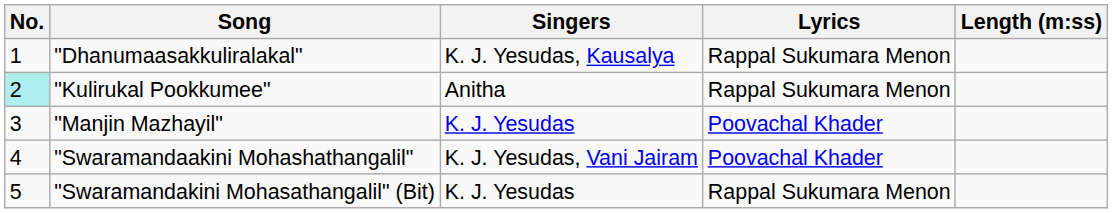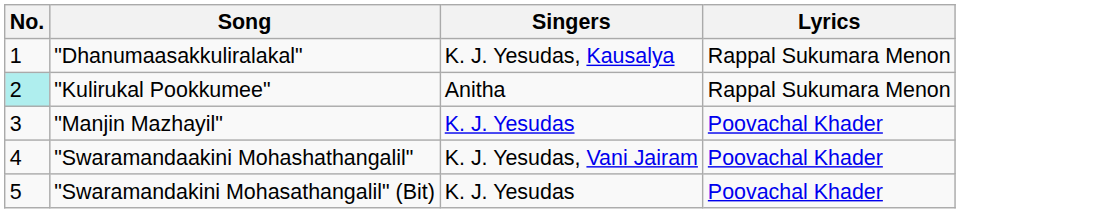- column: (1031, 22)
(829, 191) Rappal Sukumara Menon -> (795, 191) Poovachal Khader
